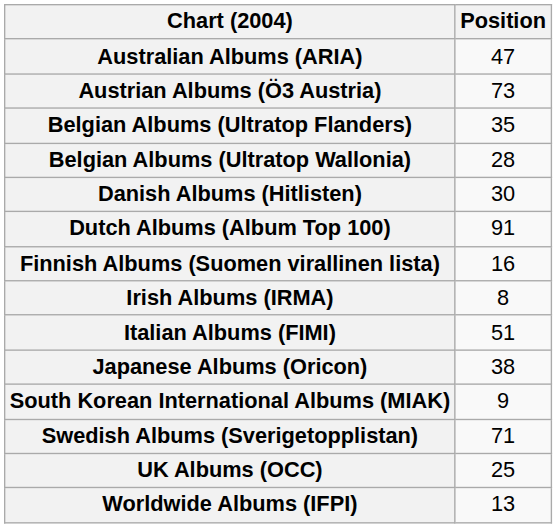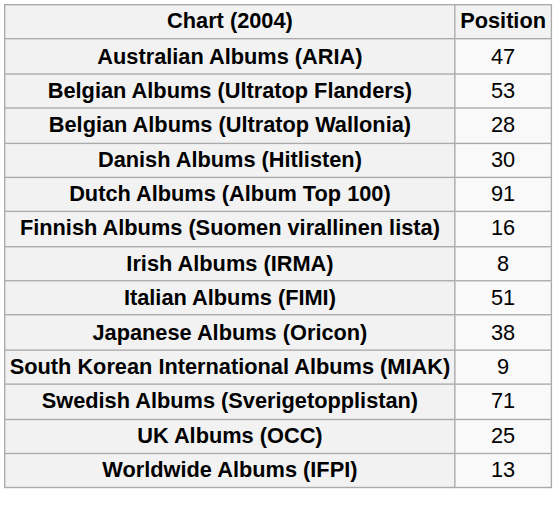- row: (230, 90)
(503, 125) 35 -> (503, 90) 53
